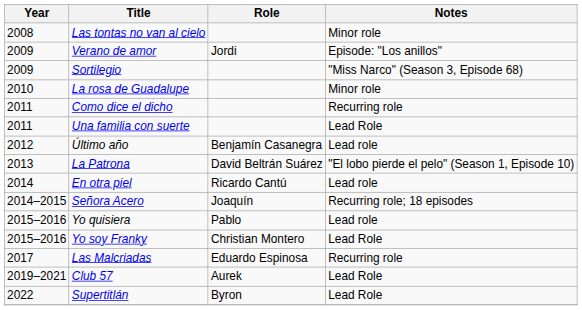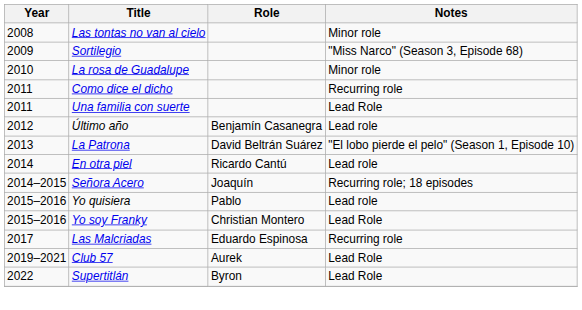- row: (114, 51)
